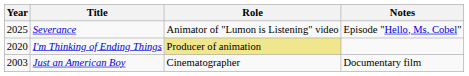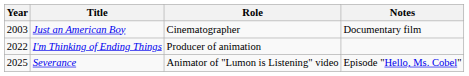rows swapped: (79, 63) <-> (54, 29)
(17, 46) 2020 -> (17, 46) 2022
(214, 46) khaki background -> (214, 46) no background
